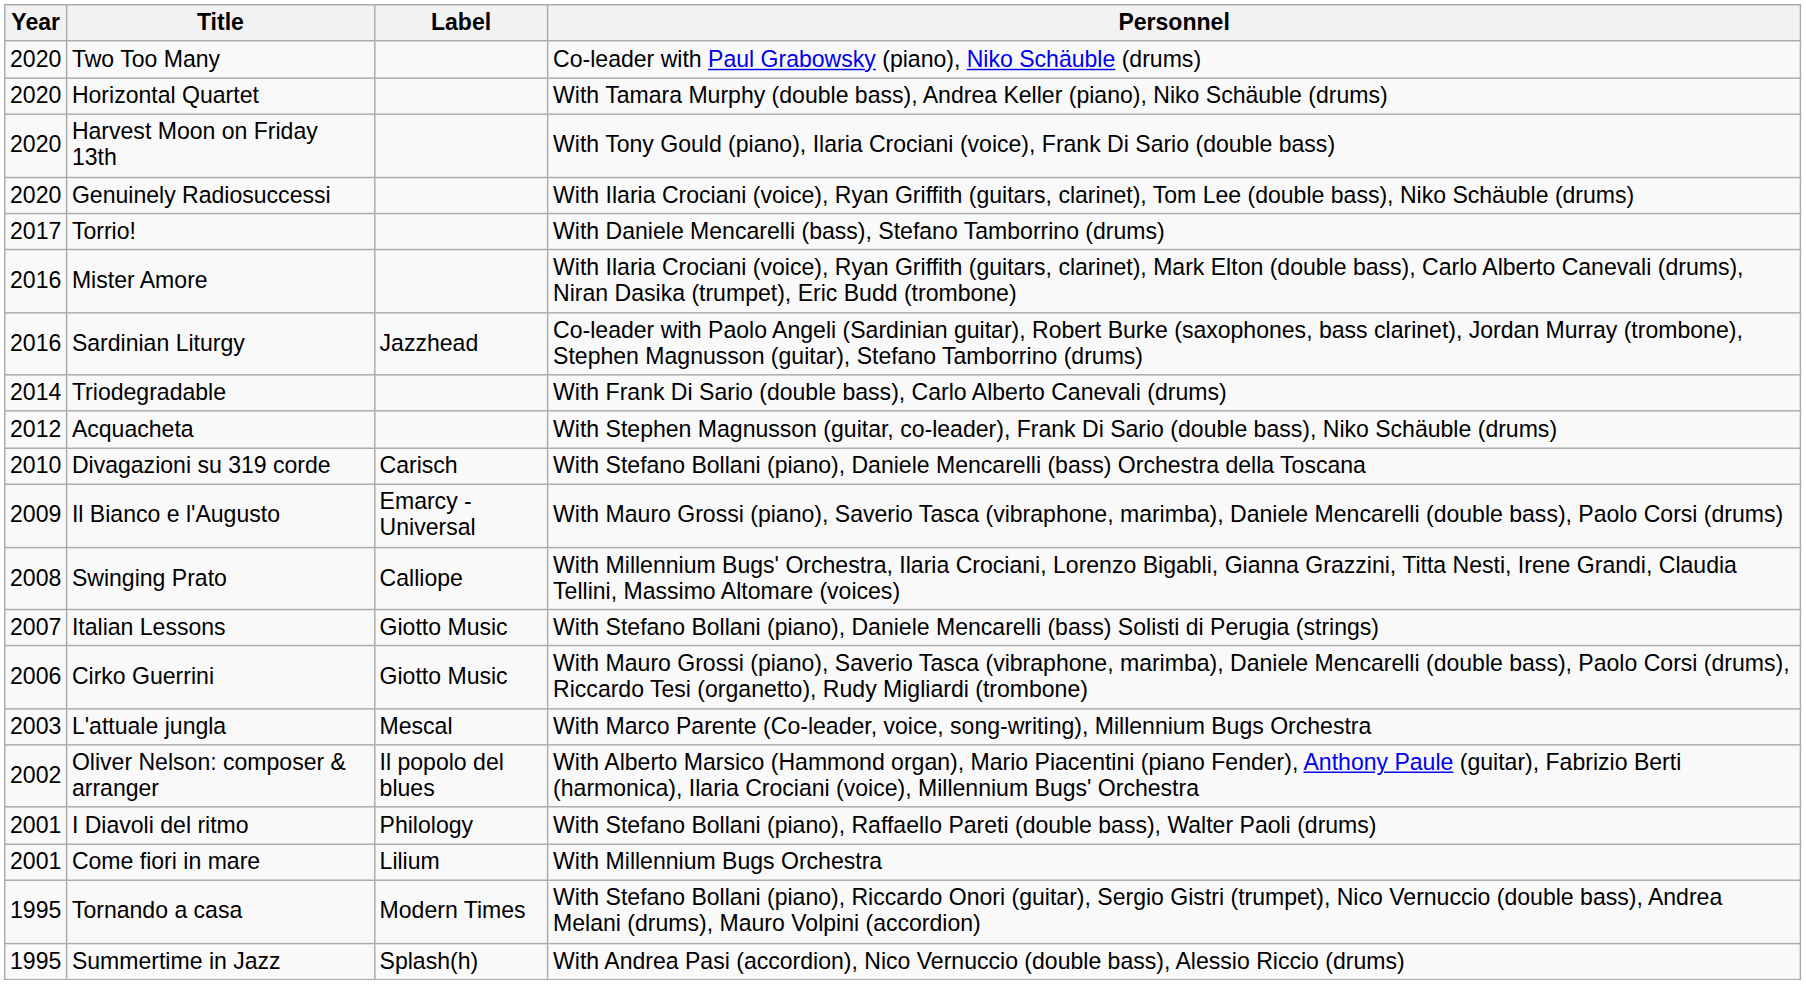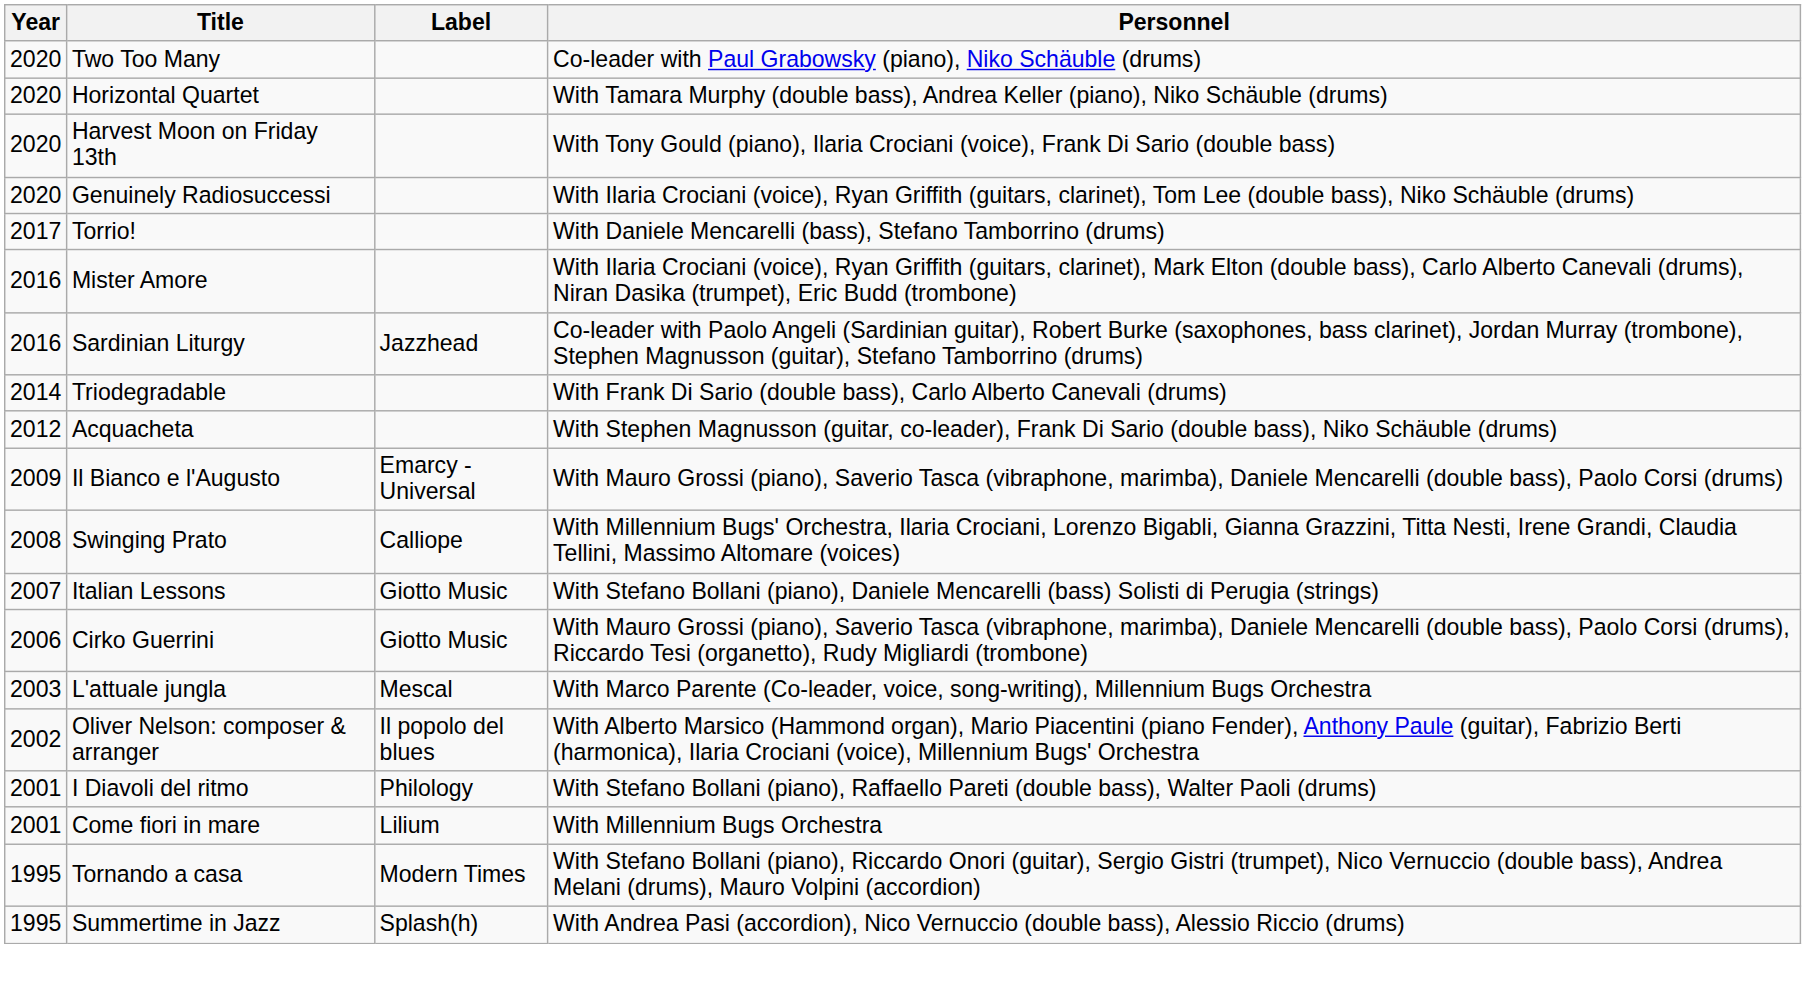- row: (201, 465)
